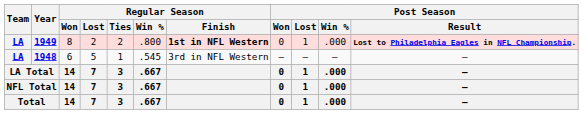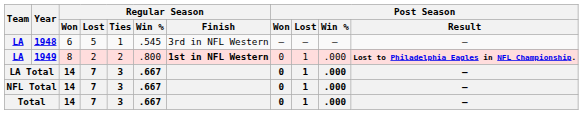rows swapped: (45, 57) <-> (45, 42)
